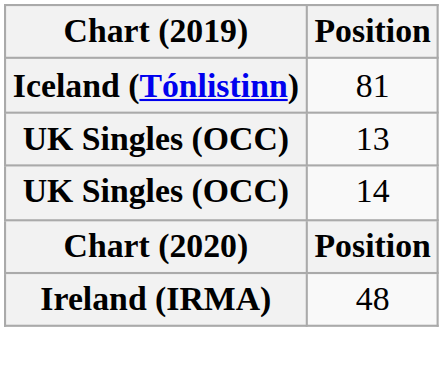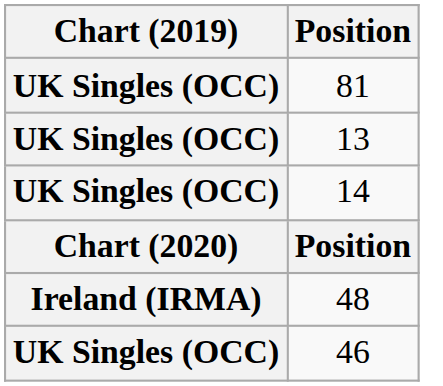(156, 84) Iceland (Tónlistinn) -> (146, 84) UK Singles (OCC)
+ row: (353, 352)
